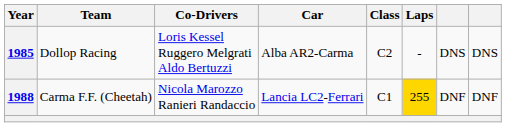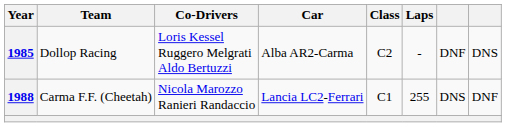(453, 52) DNS -> (453, 52) DNF
(419, 97) gold background -> (419, 97) no background
(453, 97) DNF -> (453, 97) DNS
